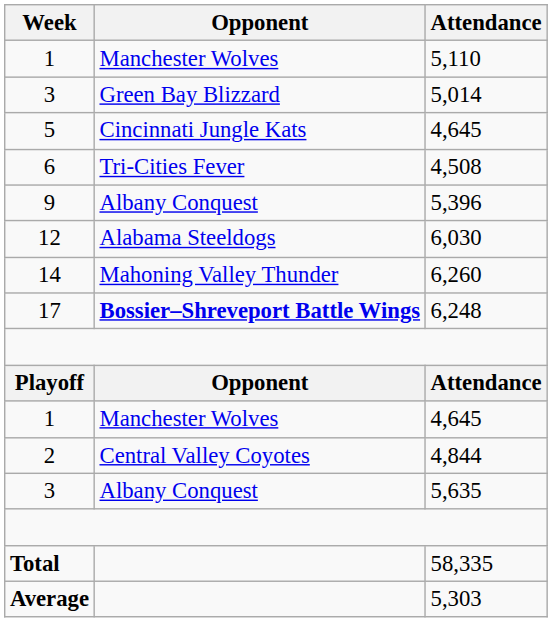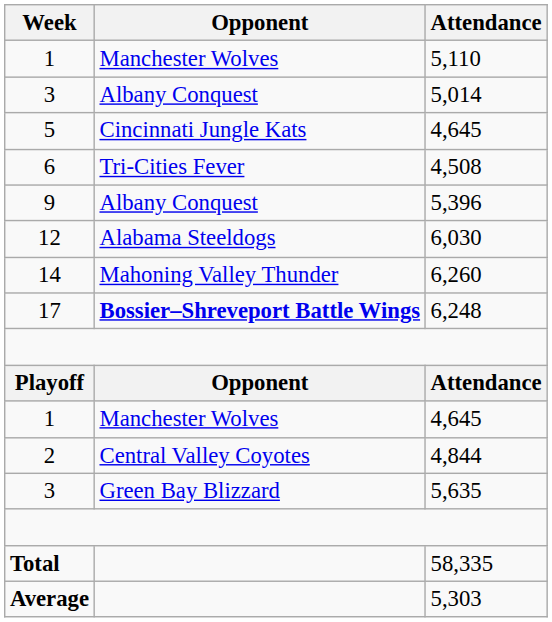(190, 94) Green Bay Blizzard -> (179, 94) Albany Conquest
(179, 490) Albany Conquest -> (190, 490) Green Bay Blizzard
